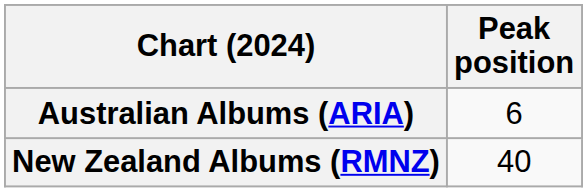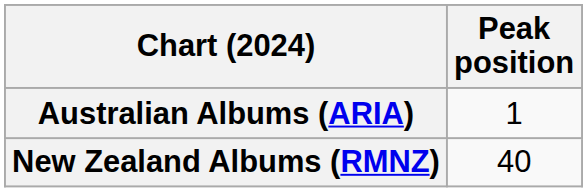(514, 112) 6 -> (514, 112) 1
